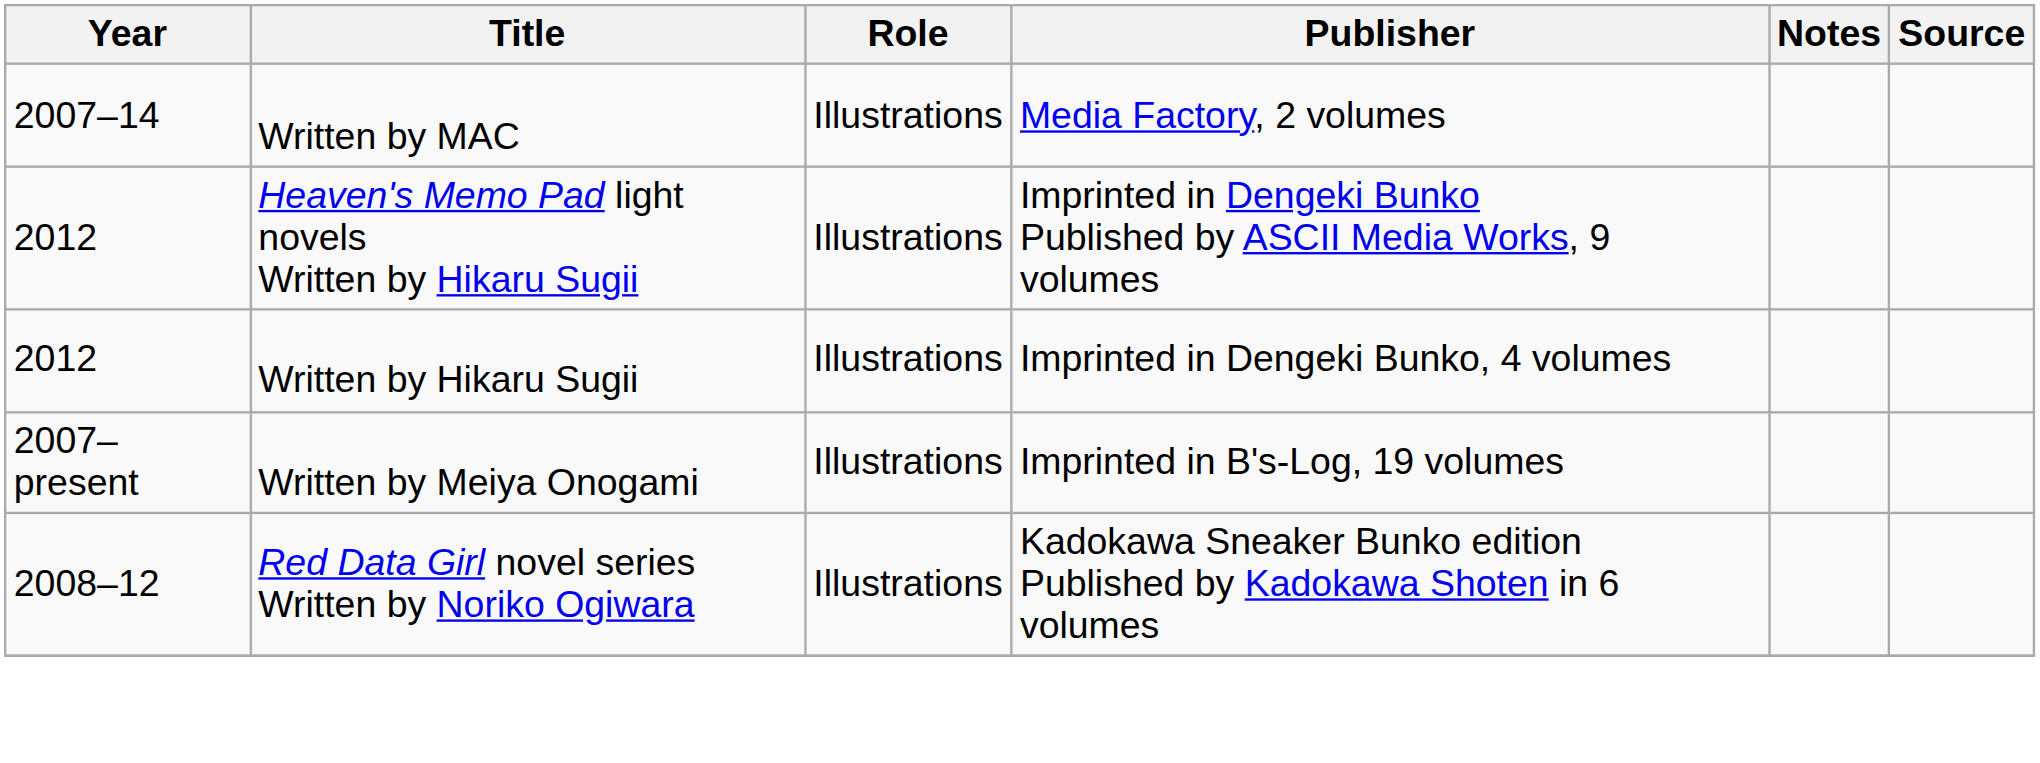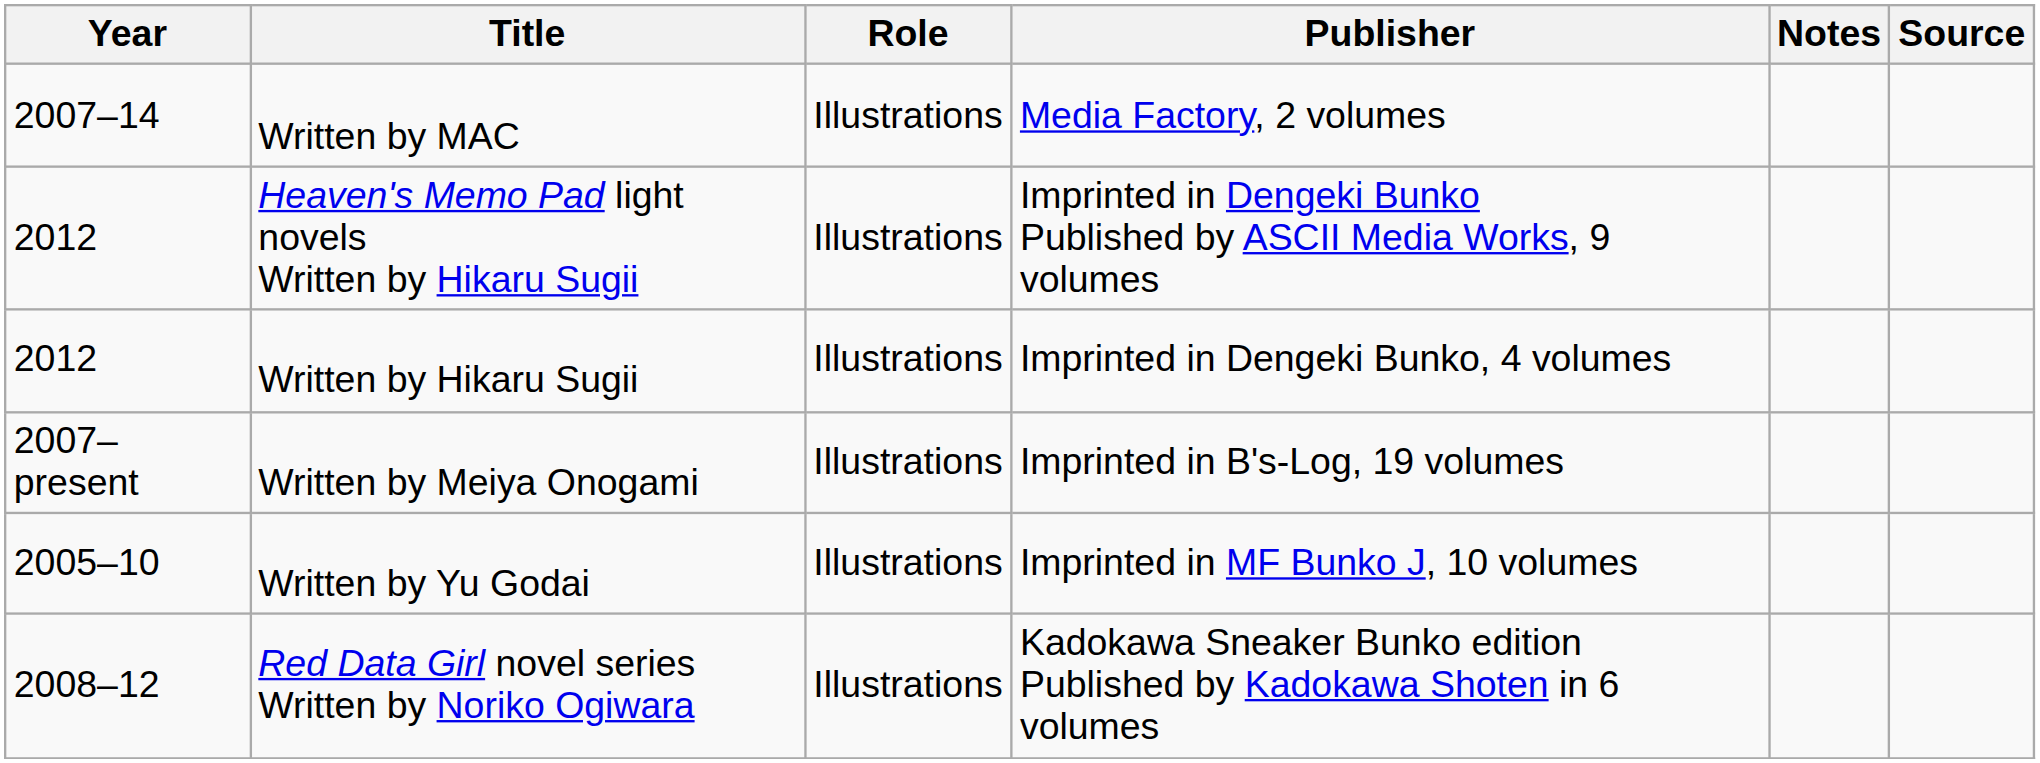+ row: (424, 583)
